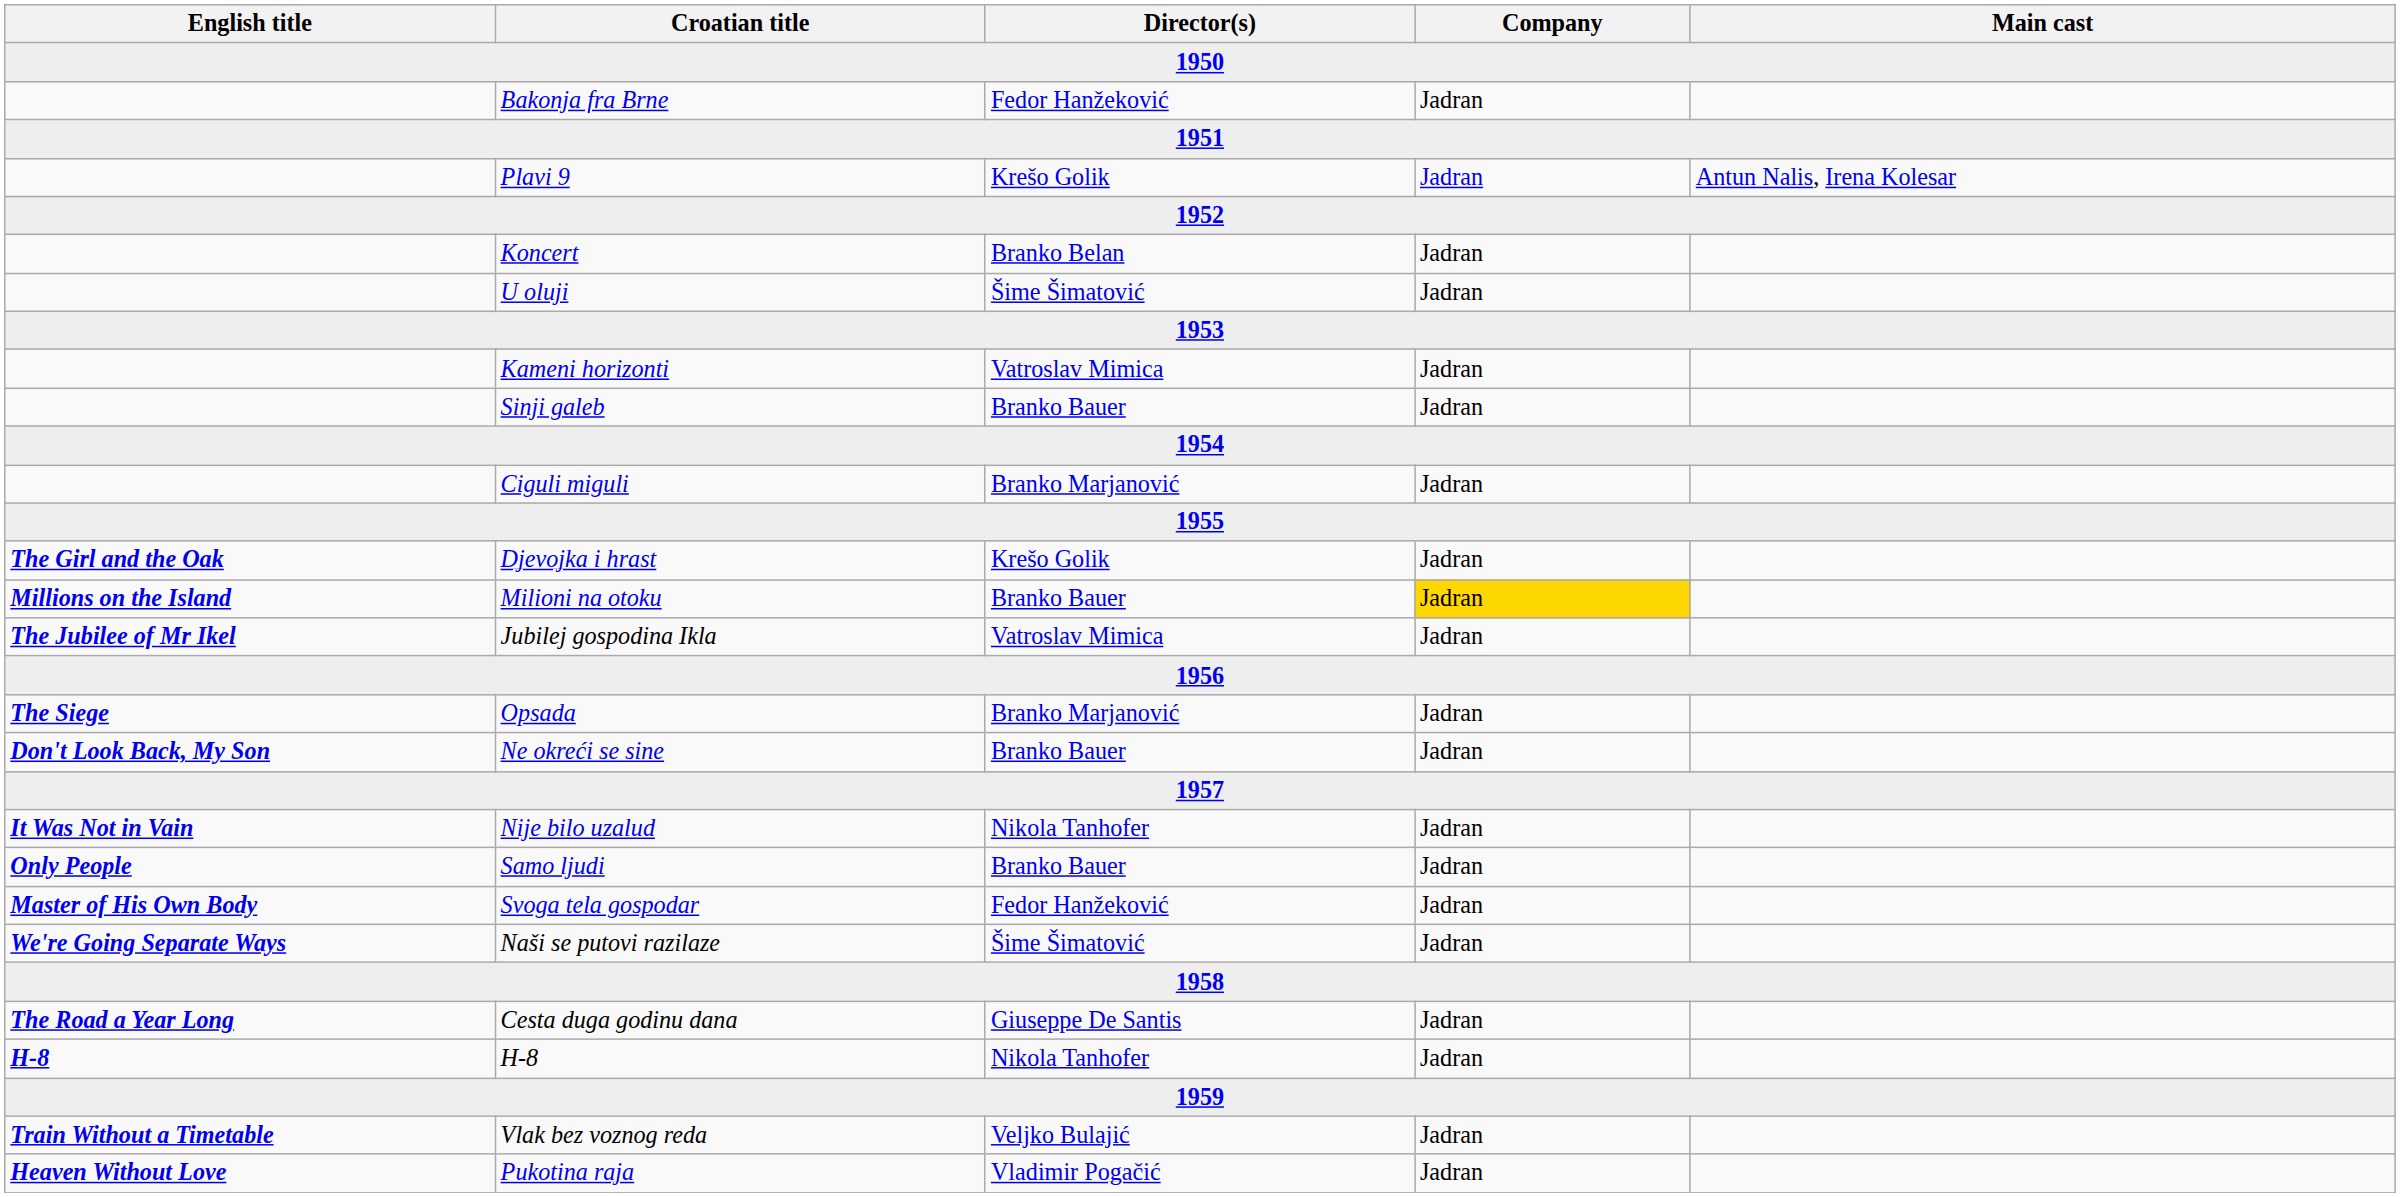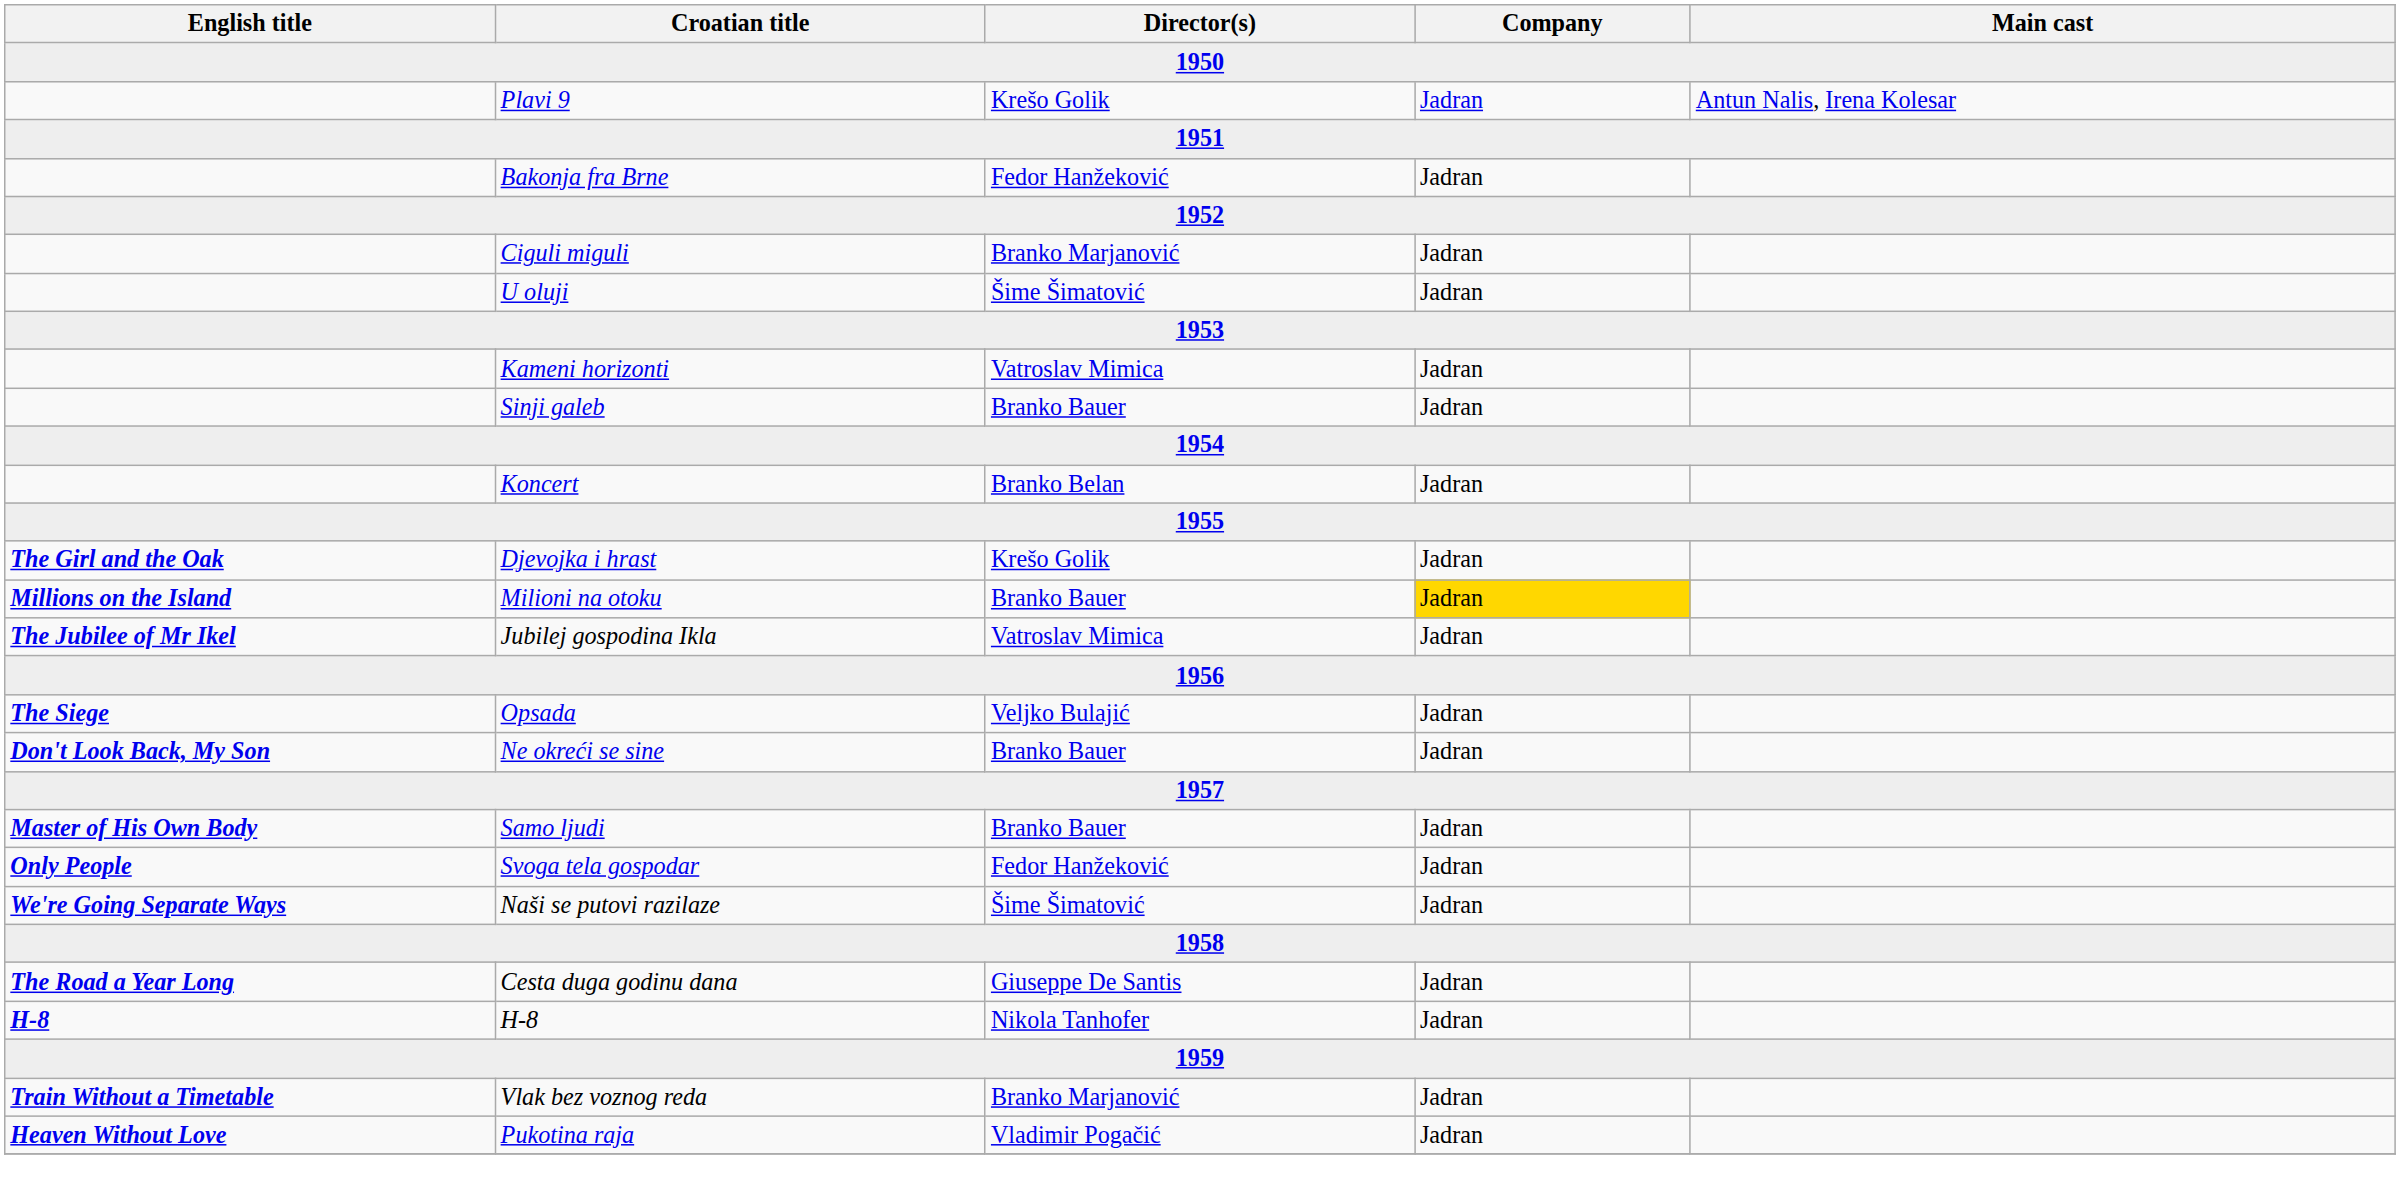rows swapped: (535, 176) <-> (585, 100)
rows swapped: (565, 483) <-> (540, 253)
(1085, 713) Branko Marjanović -> (1060, 713) Veljko Bulajić
- row: (578, 828)
(71, 866) Only People -> (134, 828) Master of His Own Body
(134, 904) Master of His Own Body -> (71, 866) Only People
(1060, 1134) Veljko Bulajić -> (1085, 1096) Branko Marjanović
